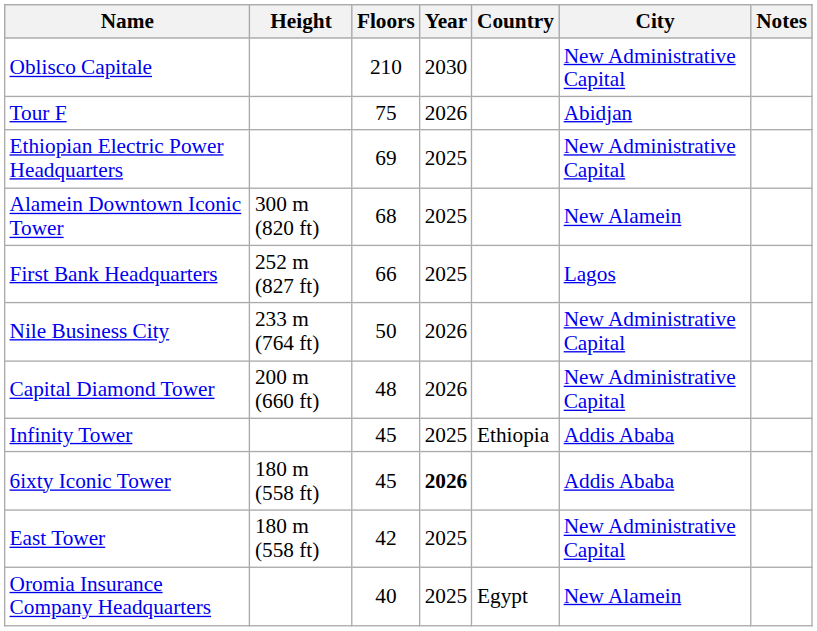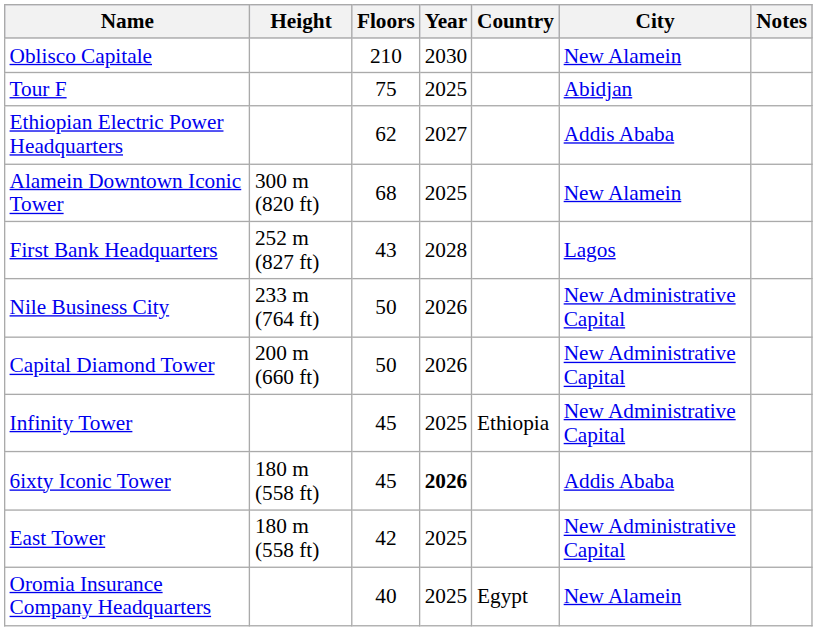(650, 67) New Administrative Capital -> (622, 55) New Alamein
(446, 112) 2026 -> (446, 88) 2025
(386, 158) 69 -> (386, 134) 62
(446, 158) 2025 -> (446, 134) 2027
(650, 158) New Administrative Capital -> (619, 134) Addis Ababa
(386, 273) 66 -> (386, 249) 43
(446, 273) 2025 -> (446, 249) 2028
(386, 389) 48 -> (386, 365) 50
(619, 435) Addis Ababa -> (650, 423) New Administrative Capital
